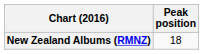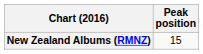(176, 40) 18 -> (176, 40) 15
